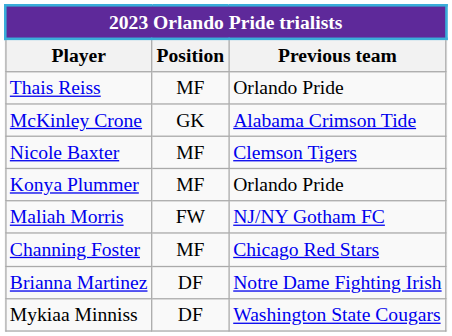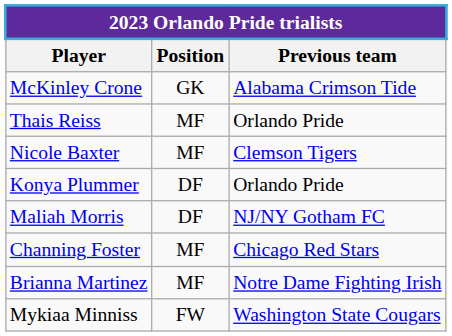rows swapped: (55, 88) <-> (76, 120)
(190, 185) MF -> (190, 185) DF
(190, 217) FW -> (190, 217) DF
(190, 282) DF -> (190, 282) MF
(190, 314) DF -> (190, 314) FW
